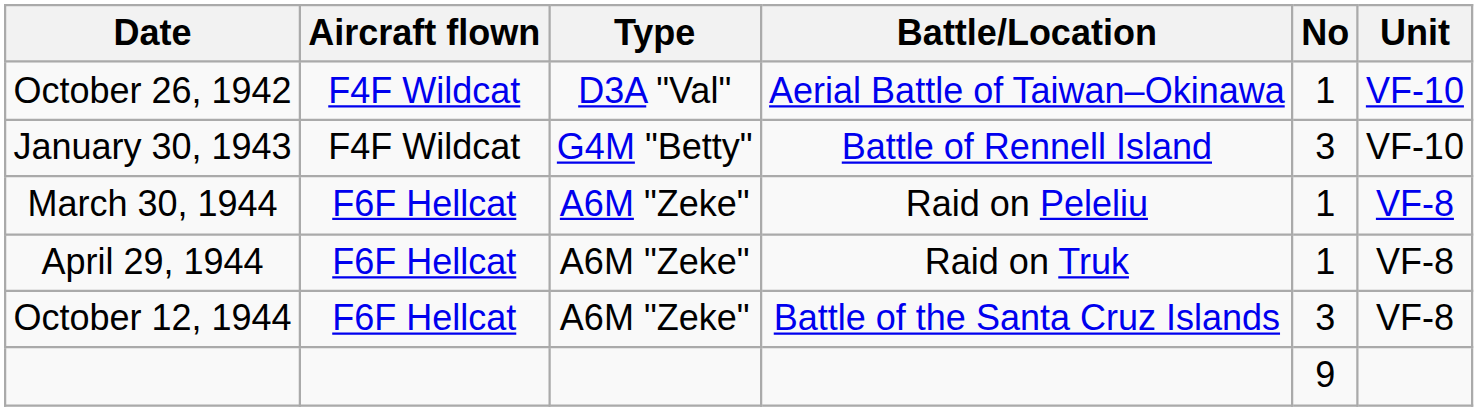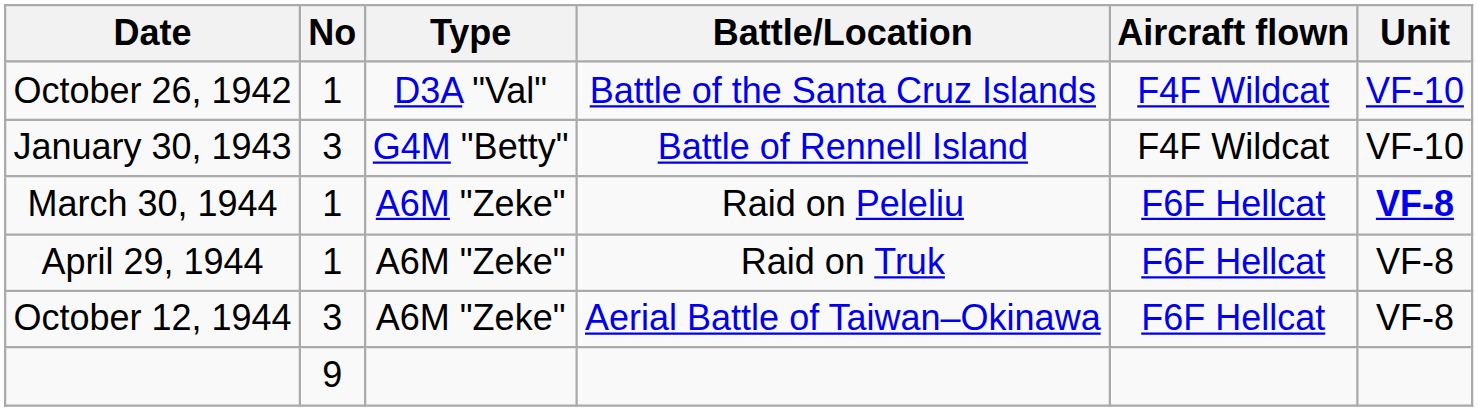columns swapped: (1325, 33) <-> (424, 33)
(1027, 90) Aerial Battle of Taiwan–Okinawa -> (843, 90) Battle of the Santa Cruz Islands
(1415, 204) normal -> (1415, 204) bold
(1027, 318) Battle of the Santa Cruz Islands -> (843, 318) Aerial Battle of Taiwan–Okinawa
